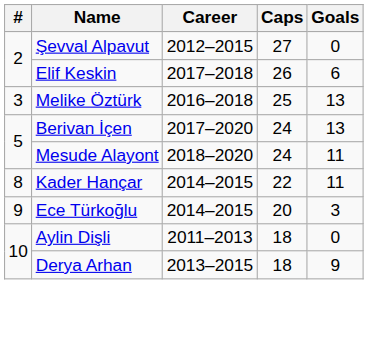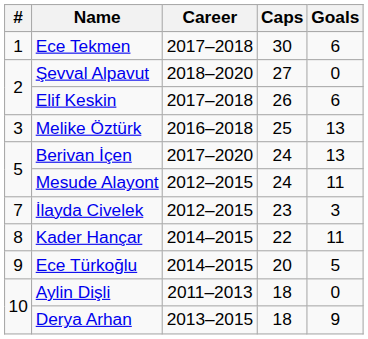+ row: (83, 45)
(210, 45) 2012–2015 -> (210, 73) 2018–2020
(210, 155) 2018–2020 -> (210, 182) 2012–2015
+ row: (89, 210)
(335, 210) 3 -> (335, 264) 5
